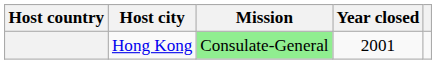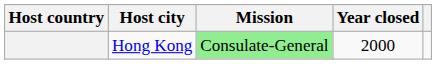(378, 45) 2001 -> (378, 45) 2000
